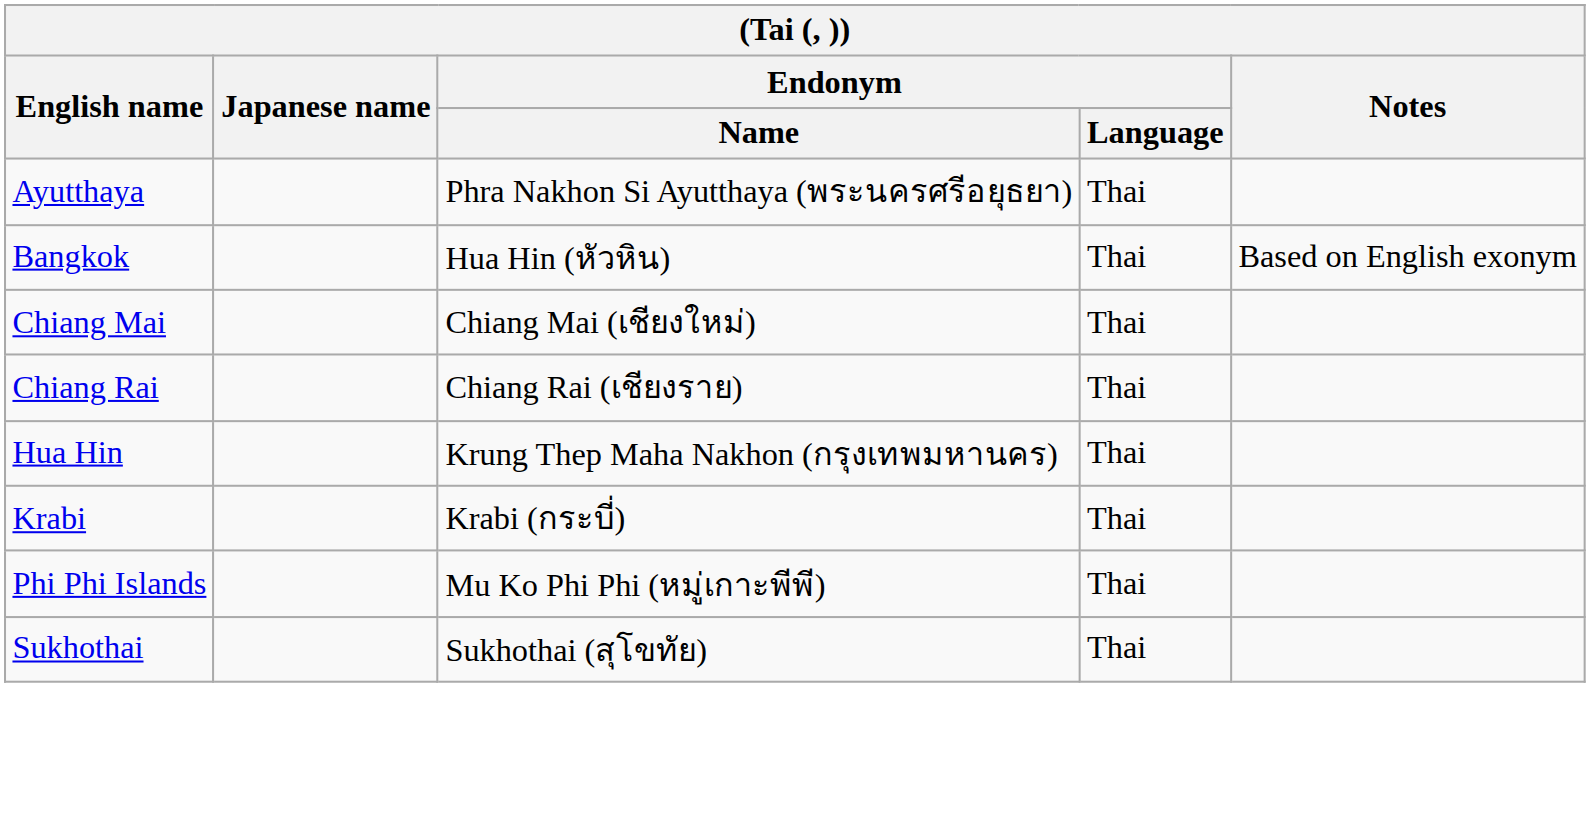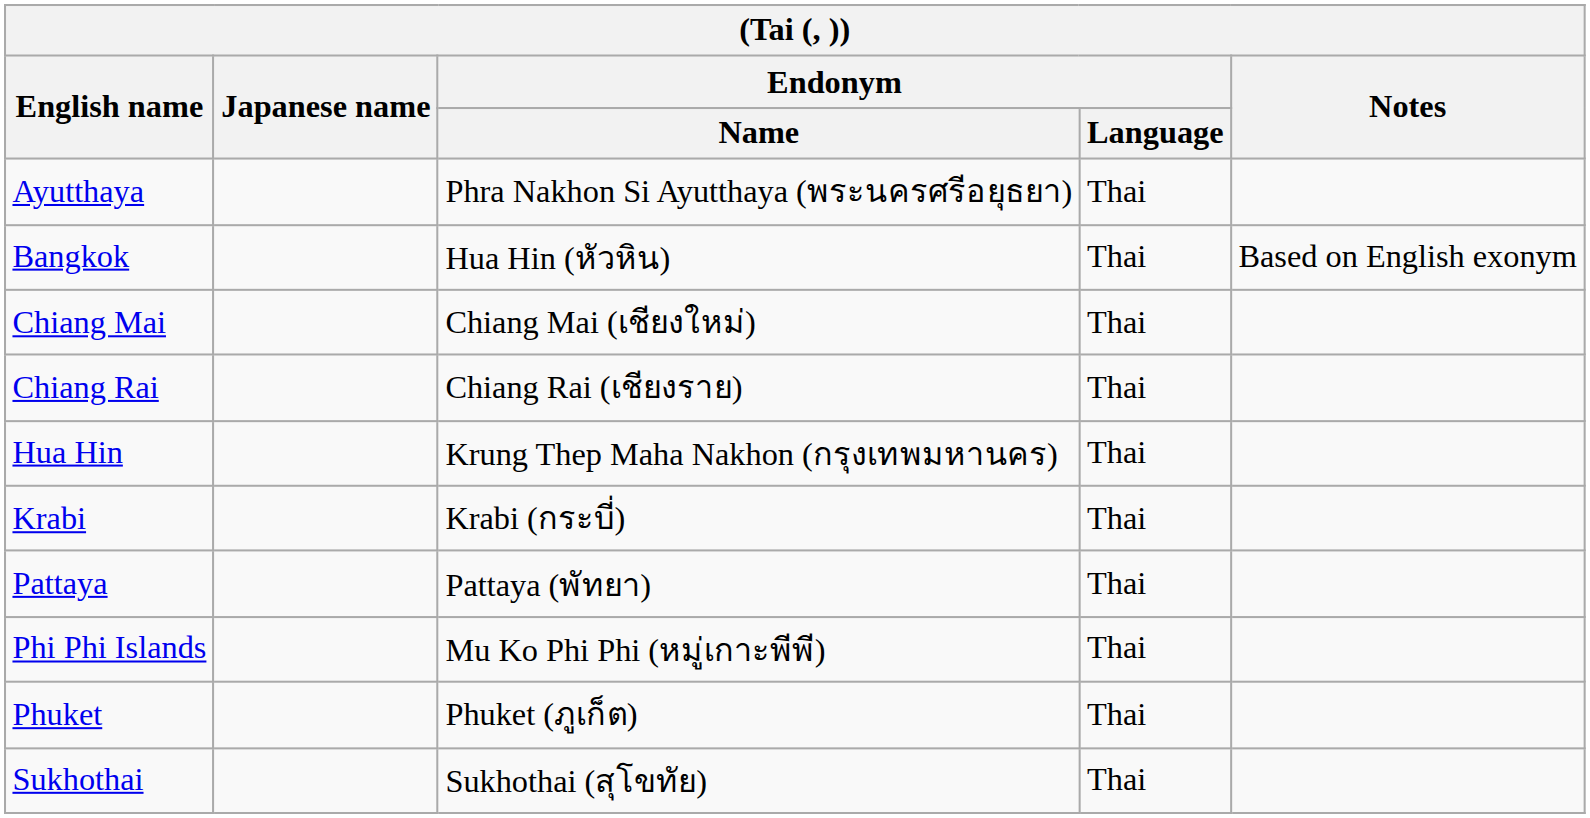+ row: (60, 583)
+ row: (57, 714)
